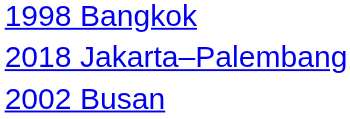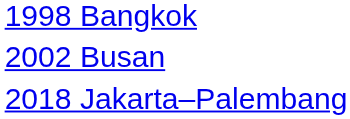rows swapped: (85, 98) <-> (176, 57)
